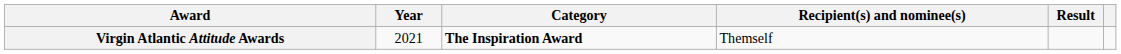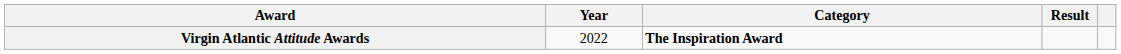- column: (882, 15)
(409, 37) 2021 -> (594, 37) 2022
